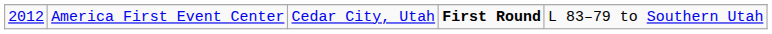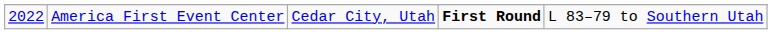(26, 17) 2012 -> (26, 17) 2022
